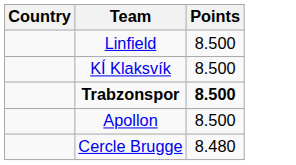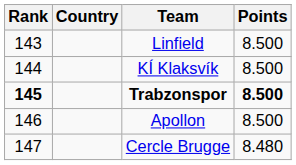+ column: (28, 17)
